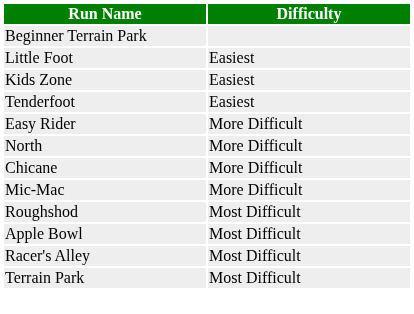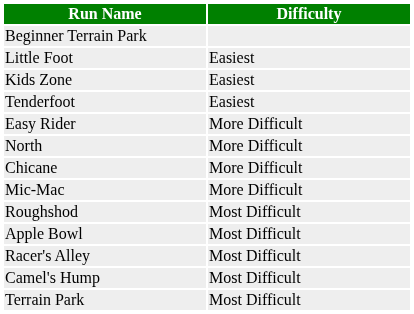+ row: (52, 278)
